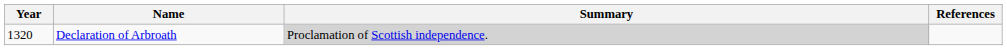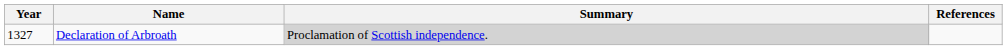(20, 34) 1320 -> (20, 34) 1327
